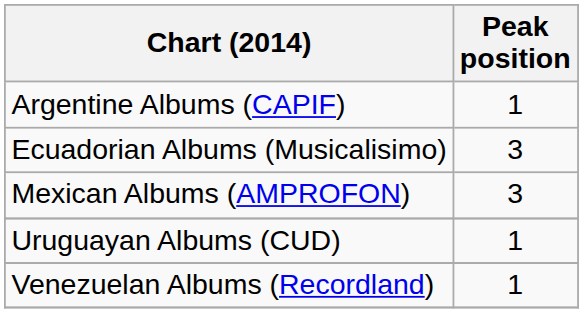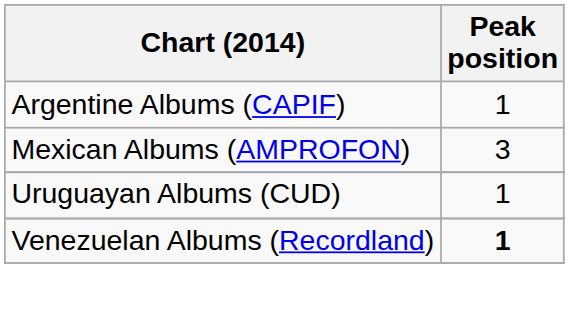- row: (229, 149)
(515, 284) normal -> (503, 239) bold
